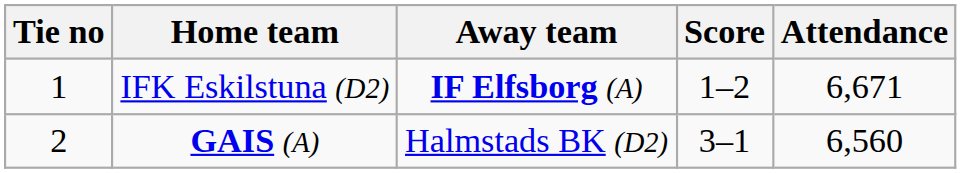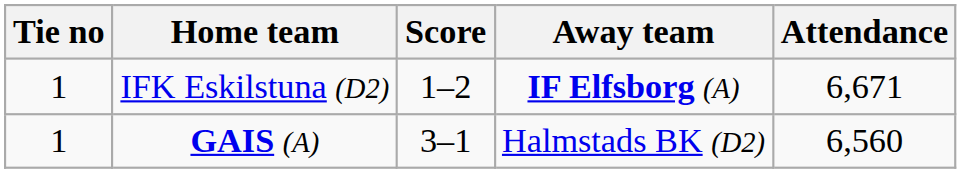columns swapped: (724, 31) <-> (537, 31)
(59, 140) 2 -> (59, 140) 1
